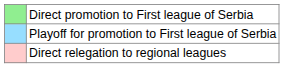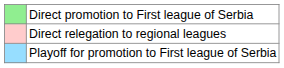rows swapped: (153, 34) <-> (128, 53)
